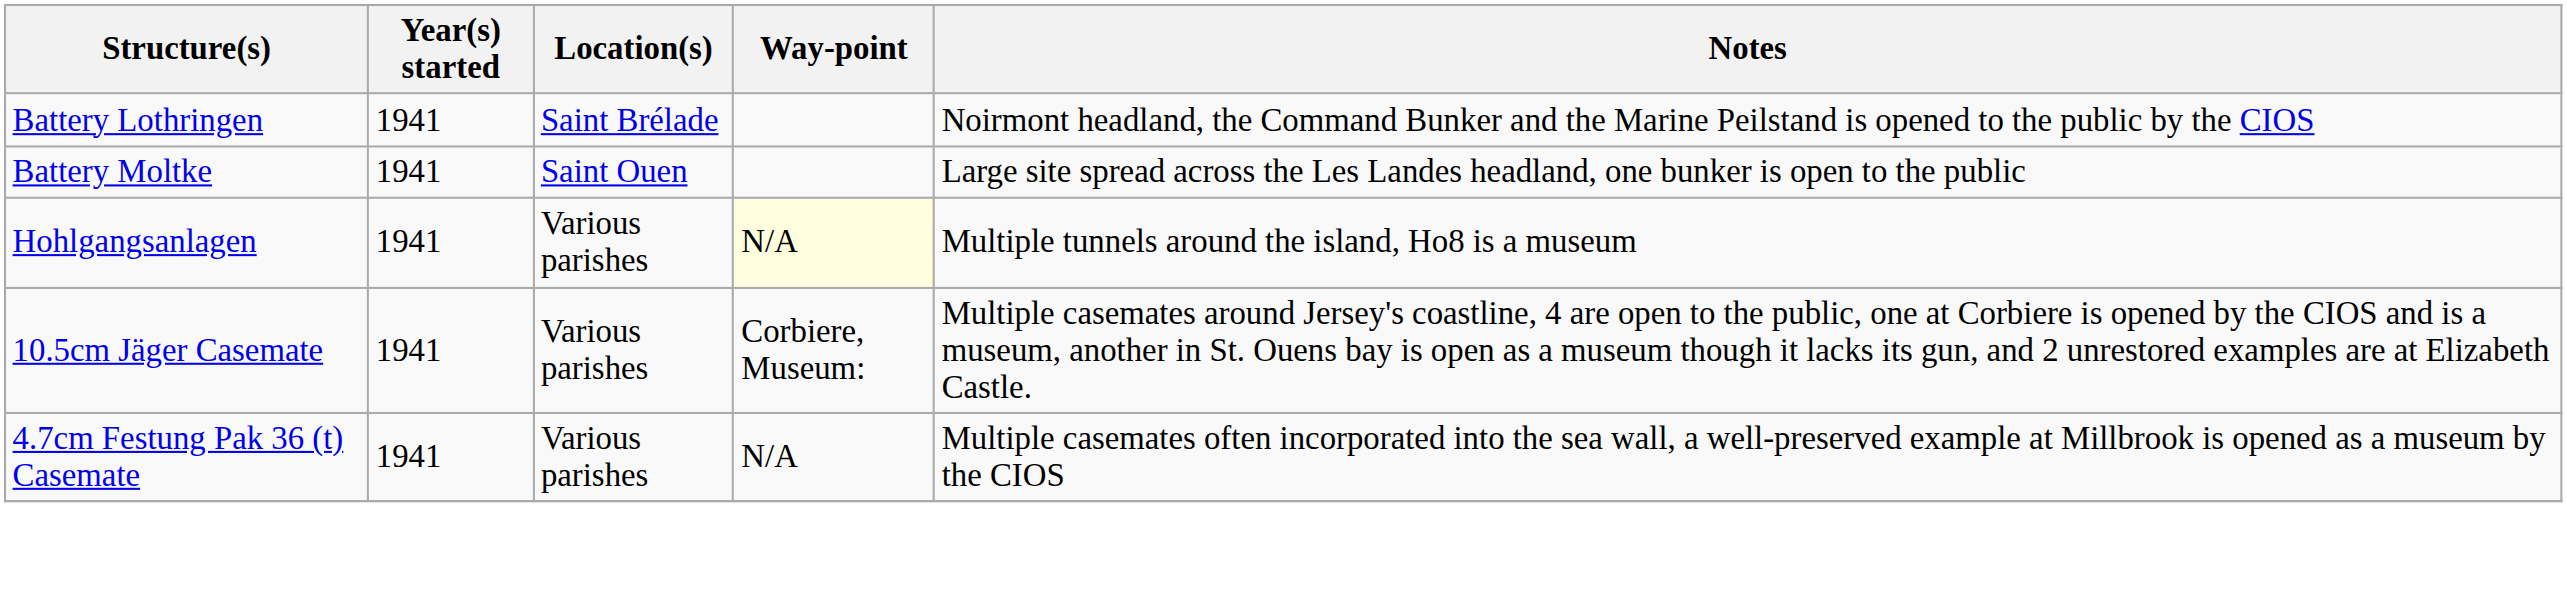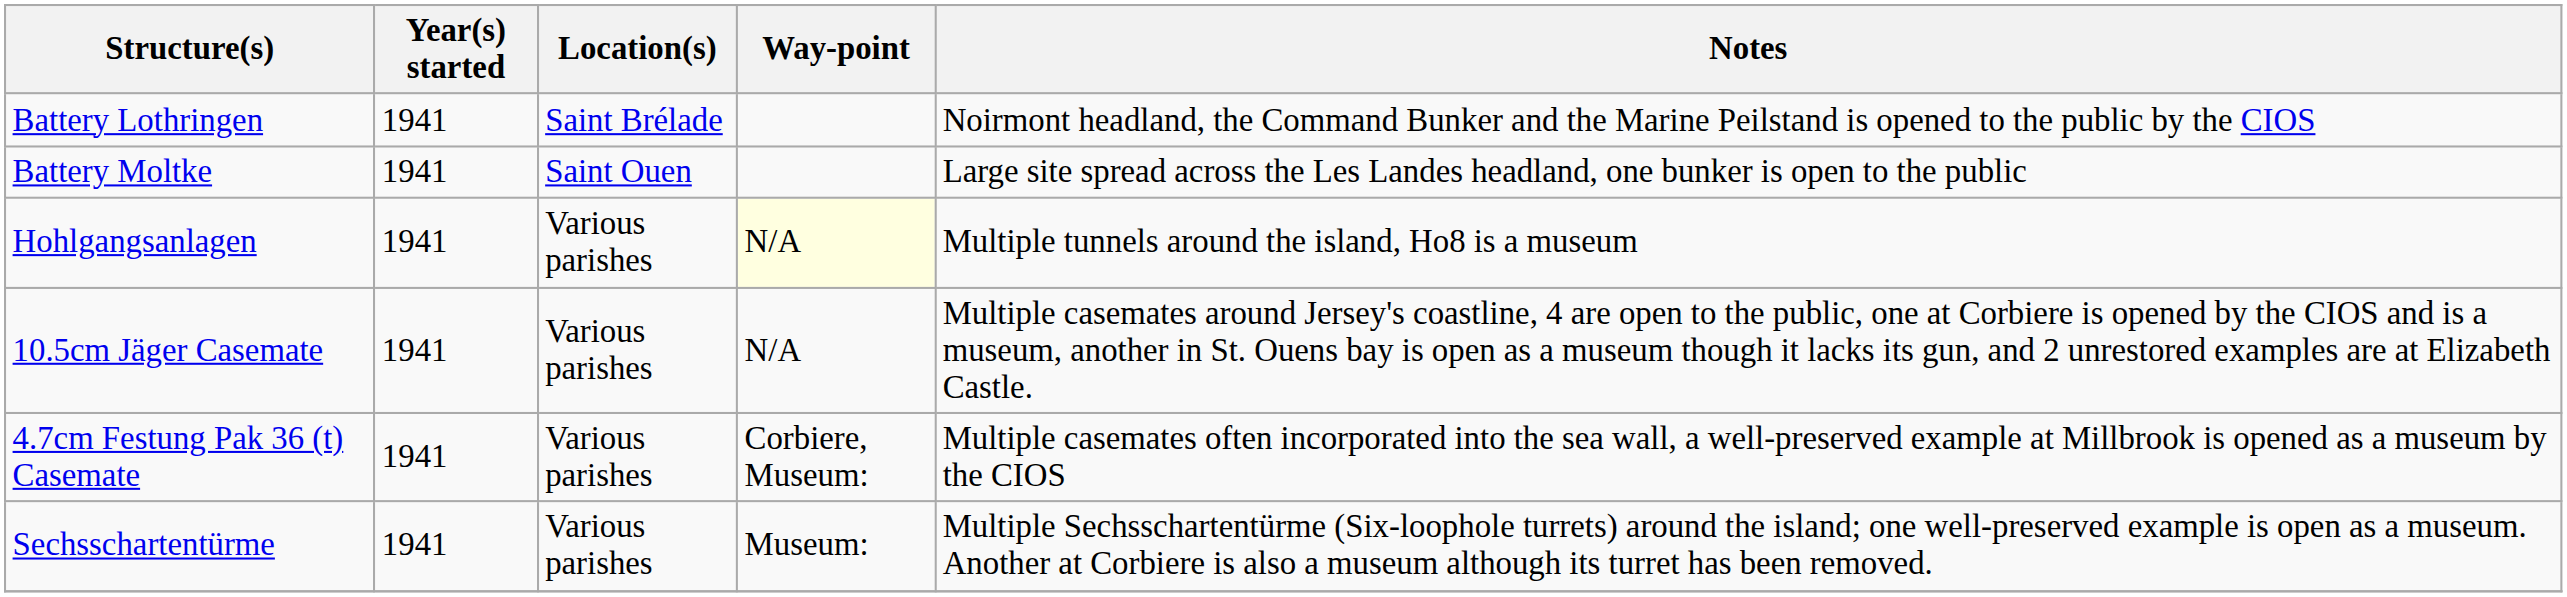(803, 349) Corbiere, Museum: -> (773, 349) N/A
(770, 456) N/A -> (807, 456) Corbiere, Museum:
+ row: (144, 545)
